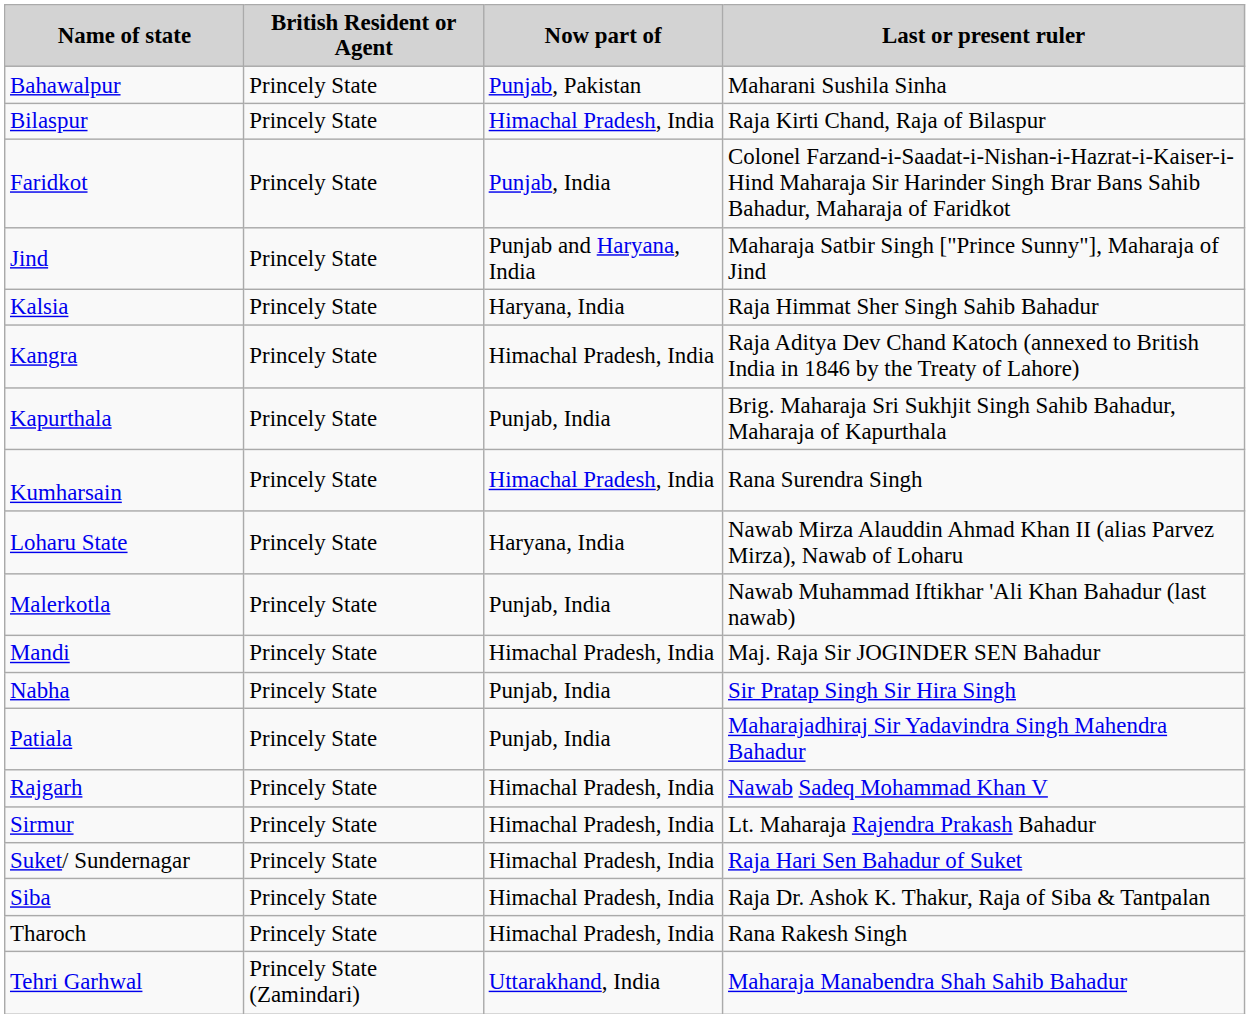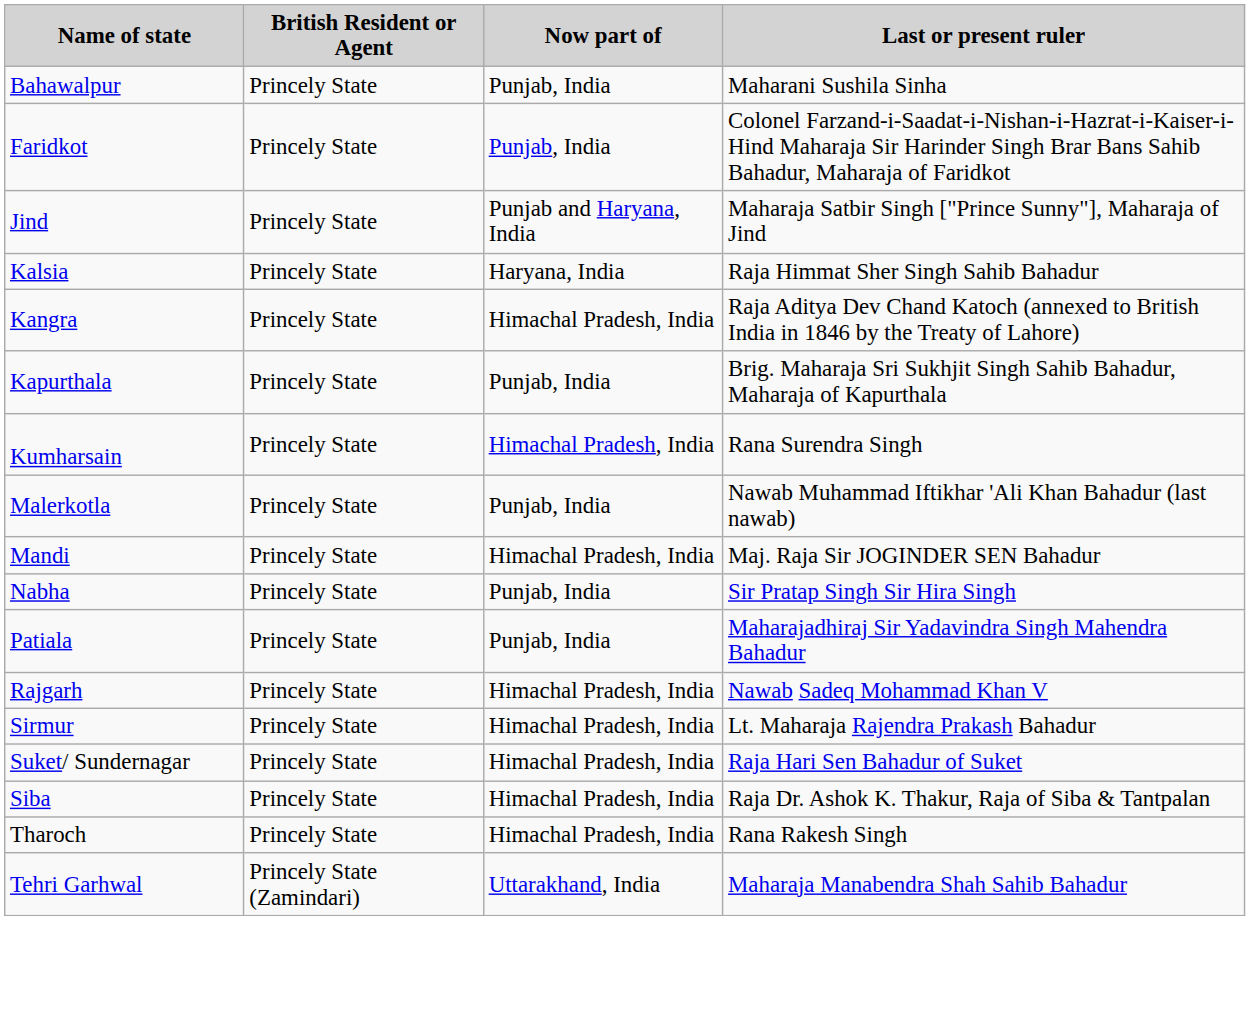(565, 84) Punjab, Pakistan -> (550, 84) Punjab, India
- row: (49, 120)
- row: (69, 542)
